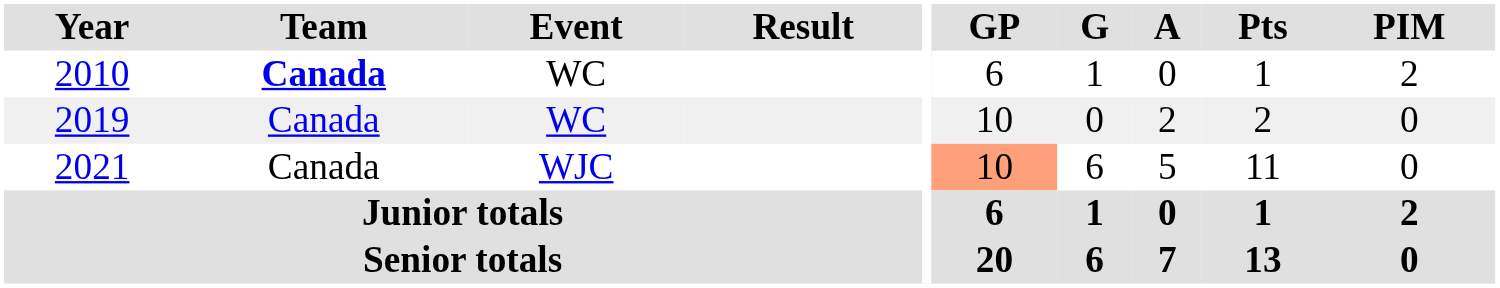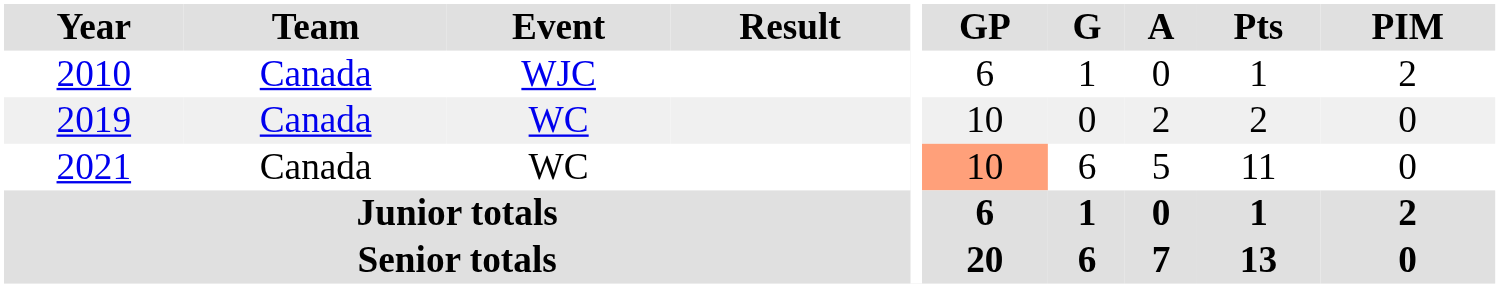(324, 73) bold -> (316, 73) normal
(576, 73) WC -> (559, 73) WJC
(576, 166) WJC -> (559, 166) WC
